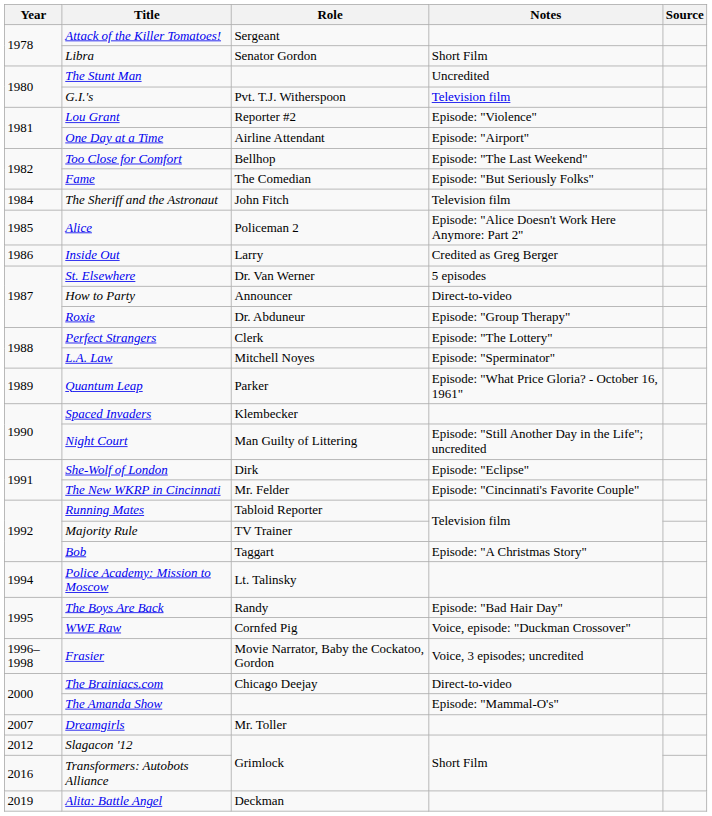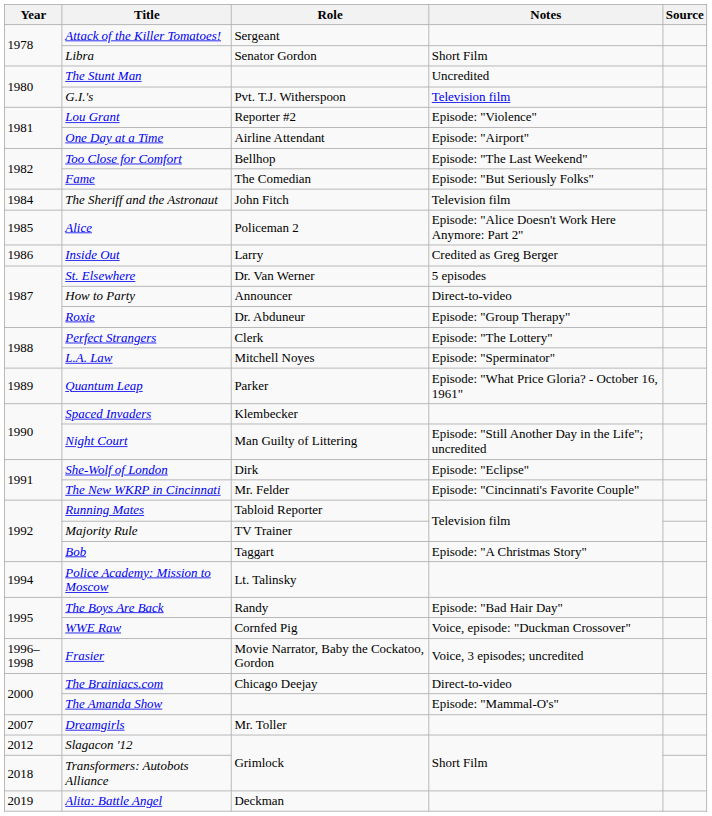(20, 773) 2016 -> (20, 773) 2018
